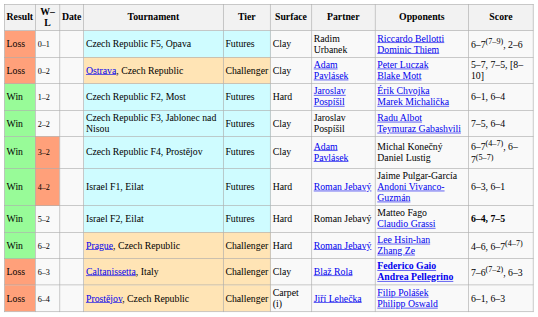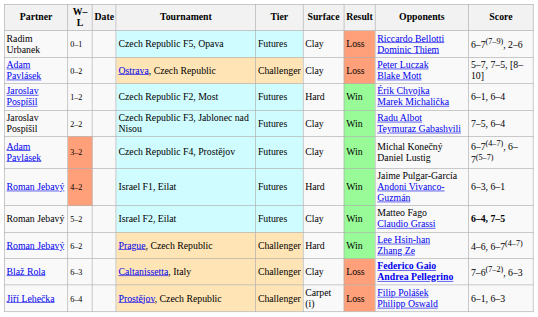columns swapped: (20, 17) <-> (343, 17)
(282, 219) Hard -> (314, 219) Clay
